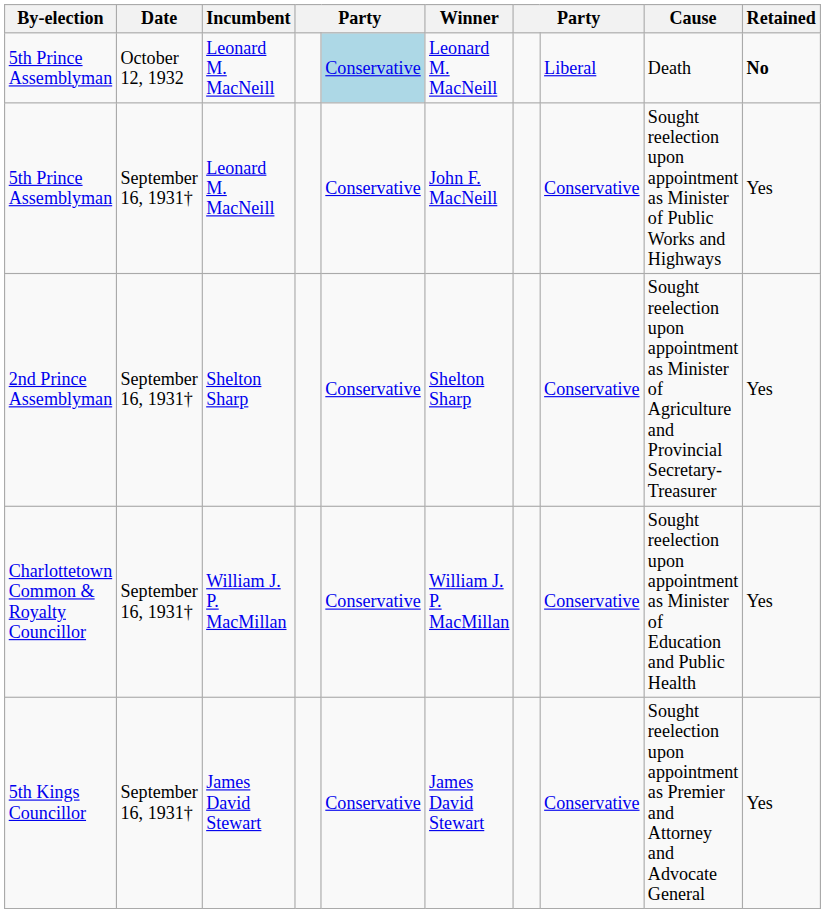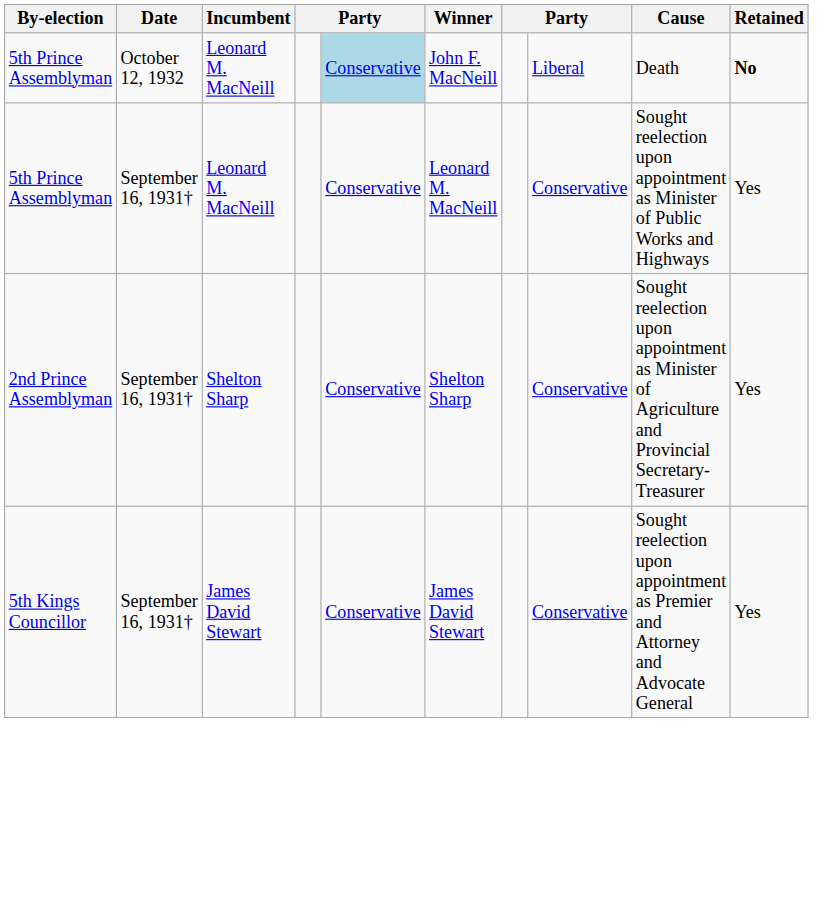(463, 67) Leonard M. MacNeill -> (463, 67) John F. MacNeill
(463, 188) John F. MacNeill -> (463, 188) Leonard M. MacNeill
- row: (60, 601)
